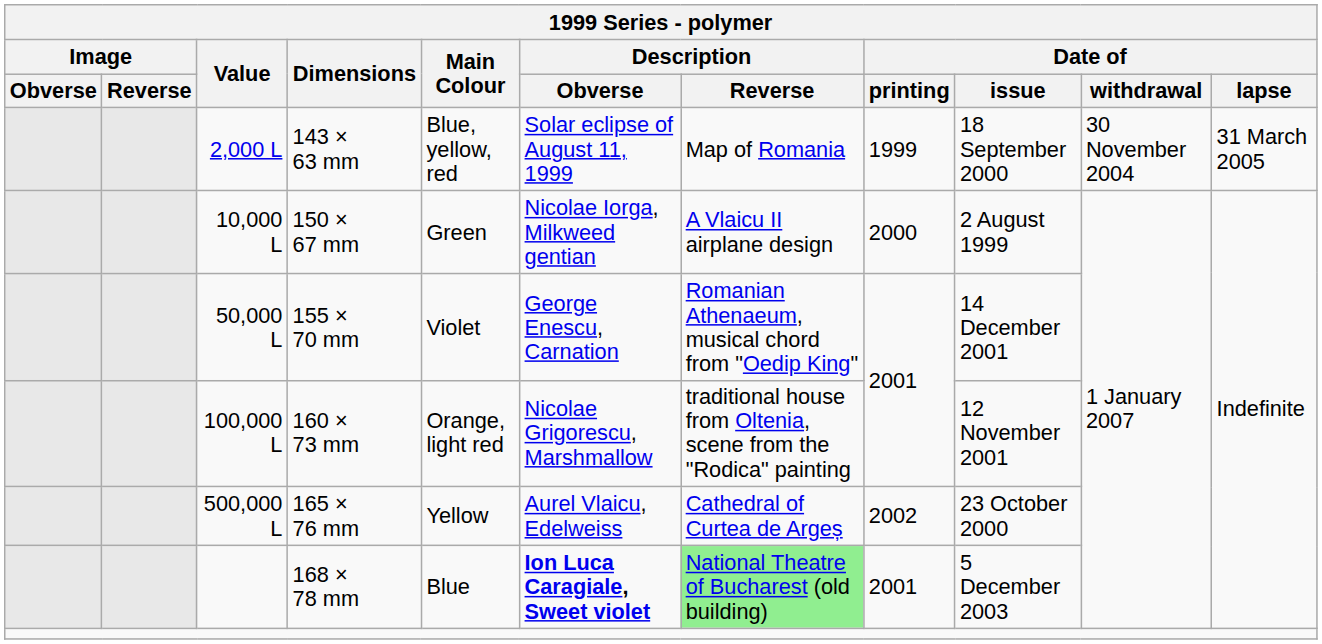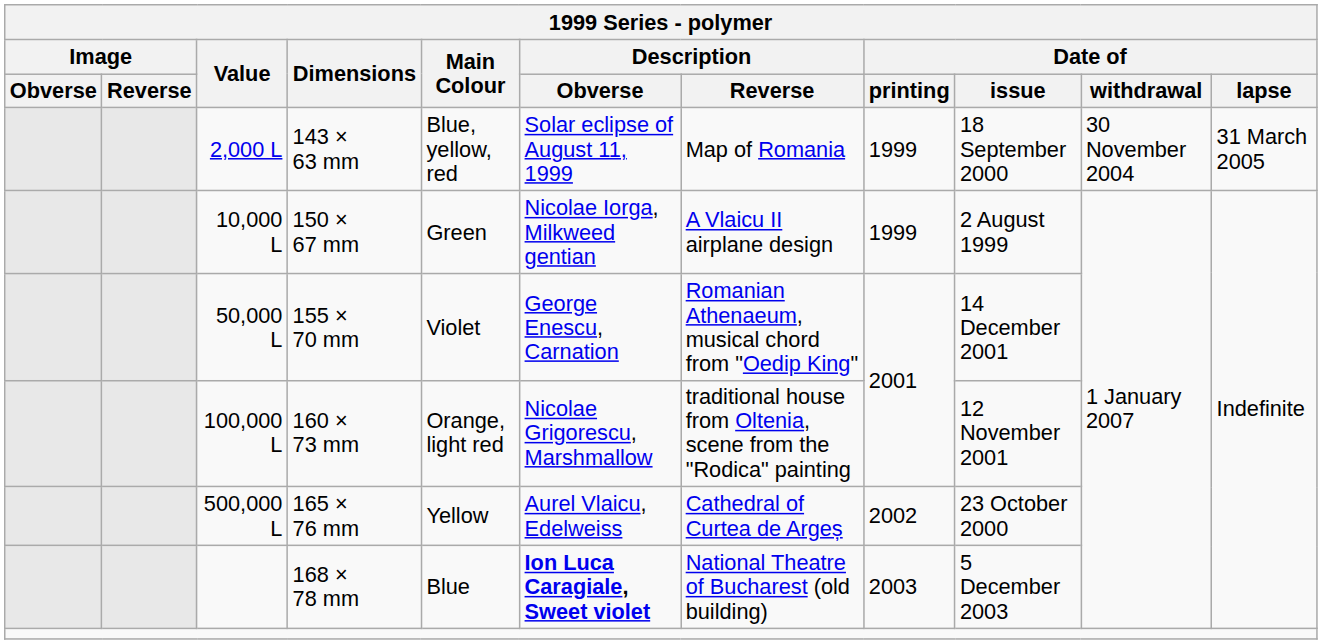(893, 232) 2000 -> (893, 232) 1999
(768, 587) lightgreen background -> (768, 587) no background
(893, 587) 2001 -> (893, 587) 2003
